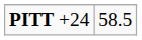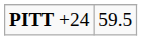(115, 19) 58.5 -> (115, 19) 59.5
